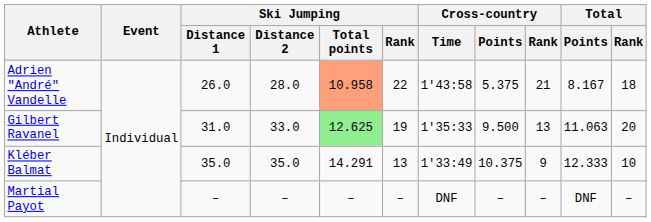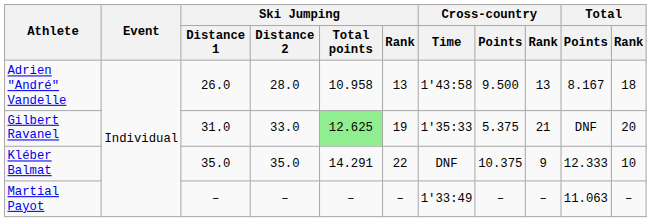(351, 85) lightsalmon background -> (351, 85) no background
(400, 85) 22 -> (400, 85) 13
(500, 85) 5.375 -> (500, 85) 9.500
(543, 85) 21 -> (543, 85) 13
(500, 128) 9.500 -> (500, 128) 5.375
(543, 128) 13 -> (543, 128) 21
(586, 128) 11.063 -> (586, 128) DNF
(400, 163) 13 -> (400, 163) 22
(447, 163) 1'33:49 -> (447, 163) DNF
(447, 199) DNF -> (447, 199) 1'33:49
(586, 199) DNF -> (586, 199) 11.063
